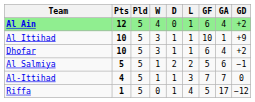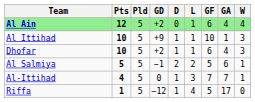columns swapped: (158, 11) <-> (241, 11)
